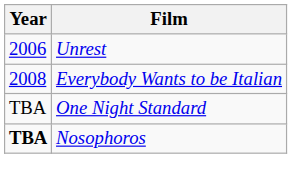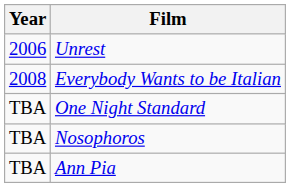(28, 138) bold -> (28, 138) normal
+ row: (85, 167)
